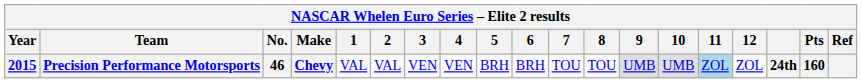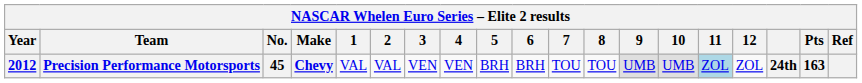(22, 65) 2015 -> (22, 65) 2012
(277, 65) 46 -> (277, 65) 45
(814, 65) 160 -> (814, 65) 163
